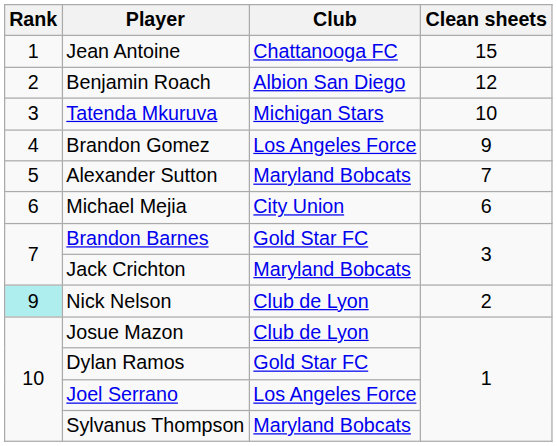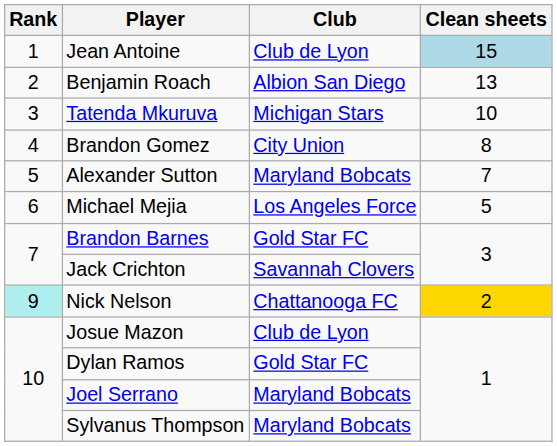(326, 51) Chattanooga FC -> (311, 51) Club de Lyon
(486, 51) no background -> (486, 51) lightblue background
(486, 82) 12 -> (486, 82) 13
(335, 144) Los Angeles Force -> (299, 144) City Union
(486, 144) 9 -> (486, 144) 8
(299, 207) City Union -> (335, 207) Los Angeles Force
(486, 207) 6 -> (486, 207) 5
(332, 269) Maryland Bobcats -> (334, 269) Savannah Clovers
(311, 301) Club de Lyon -> (326, 301) Chattanooga FC
(486, 301) no background -> (486, 301) gold background
(335, 394) Los Angeles Force -> (332, 394) Maryland Bobcats
